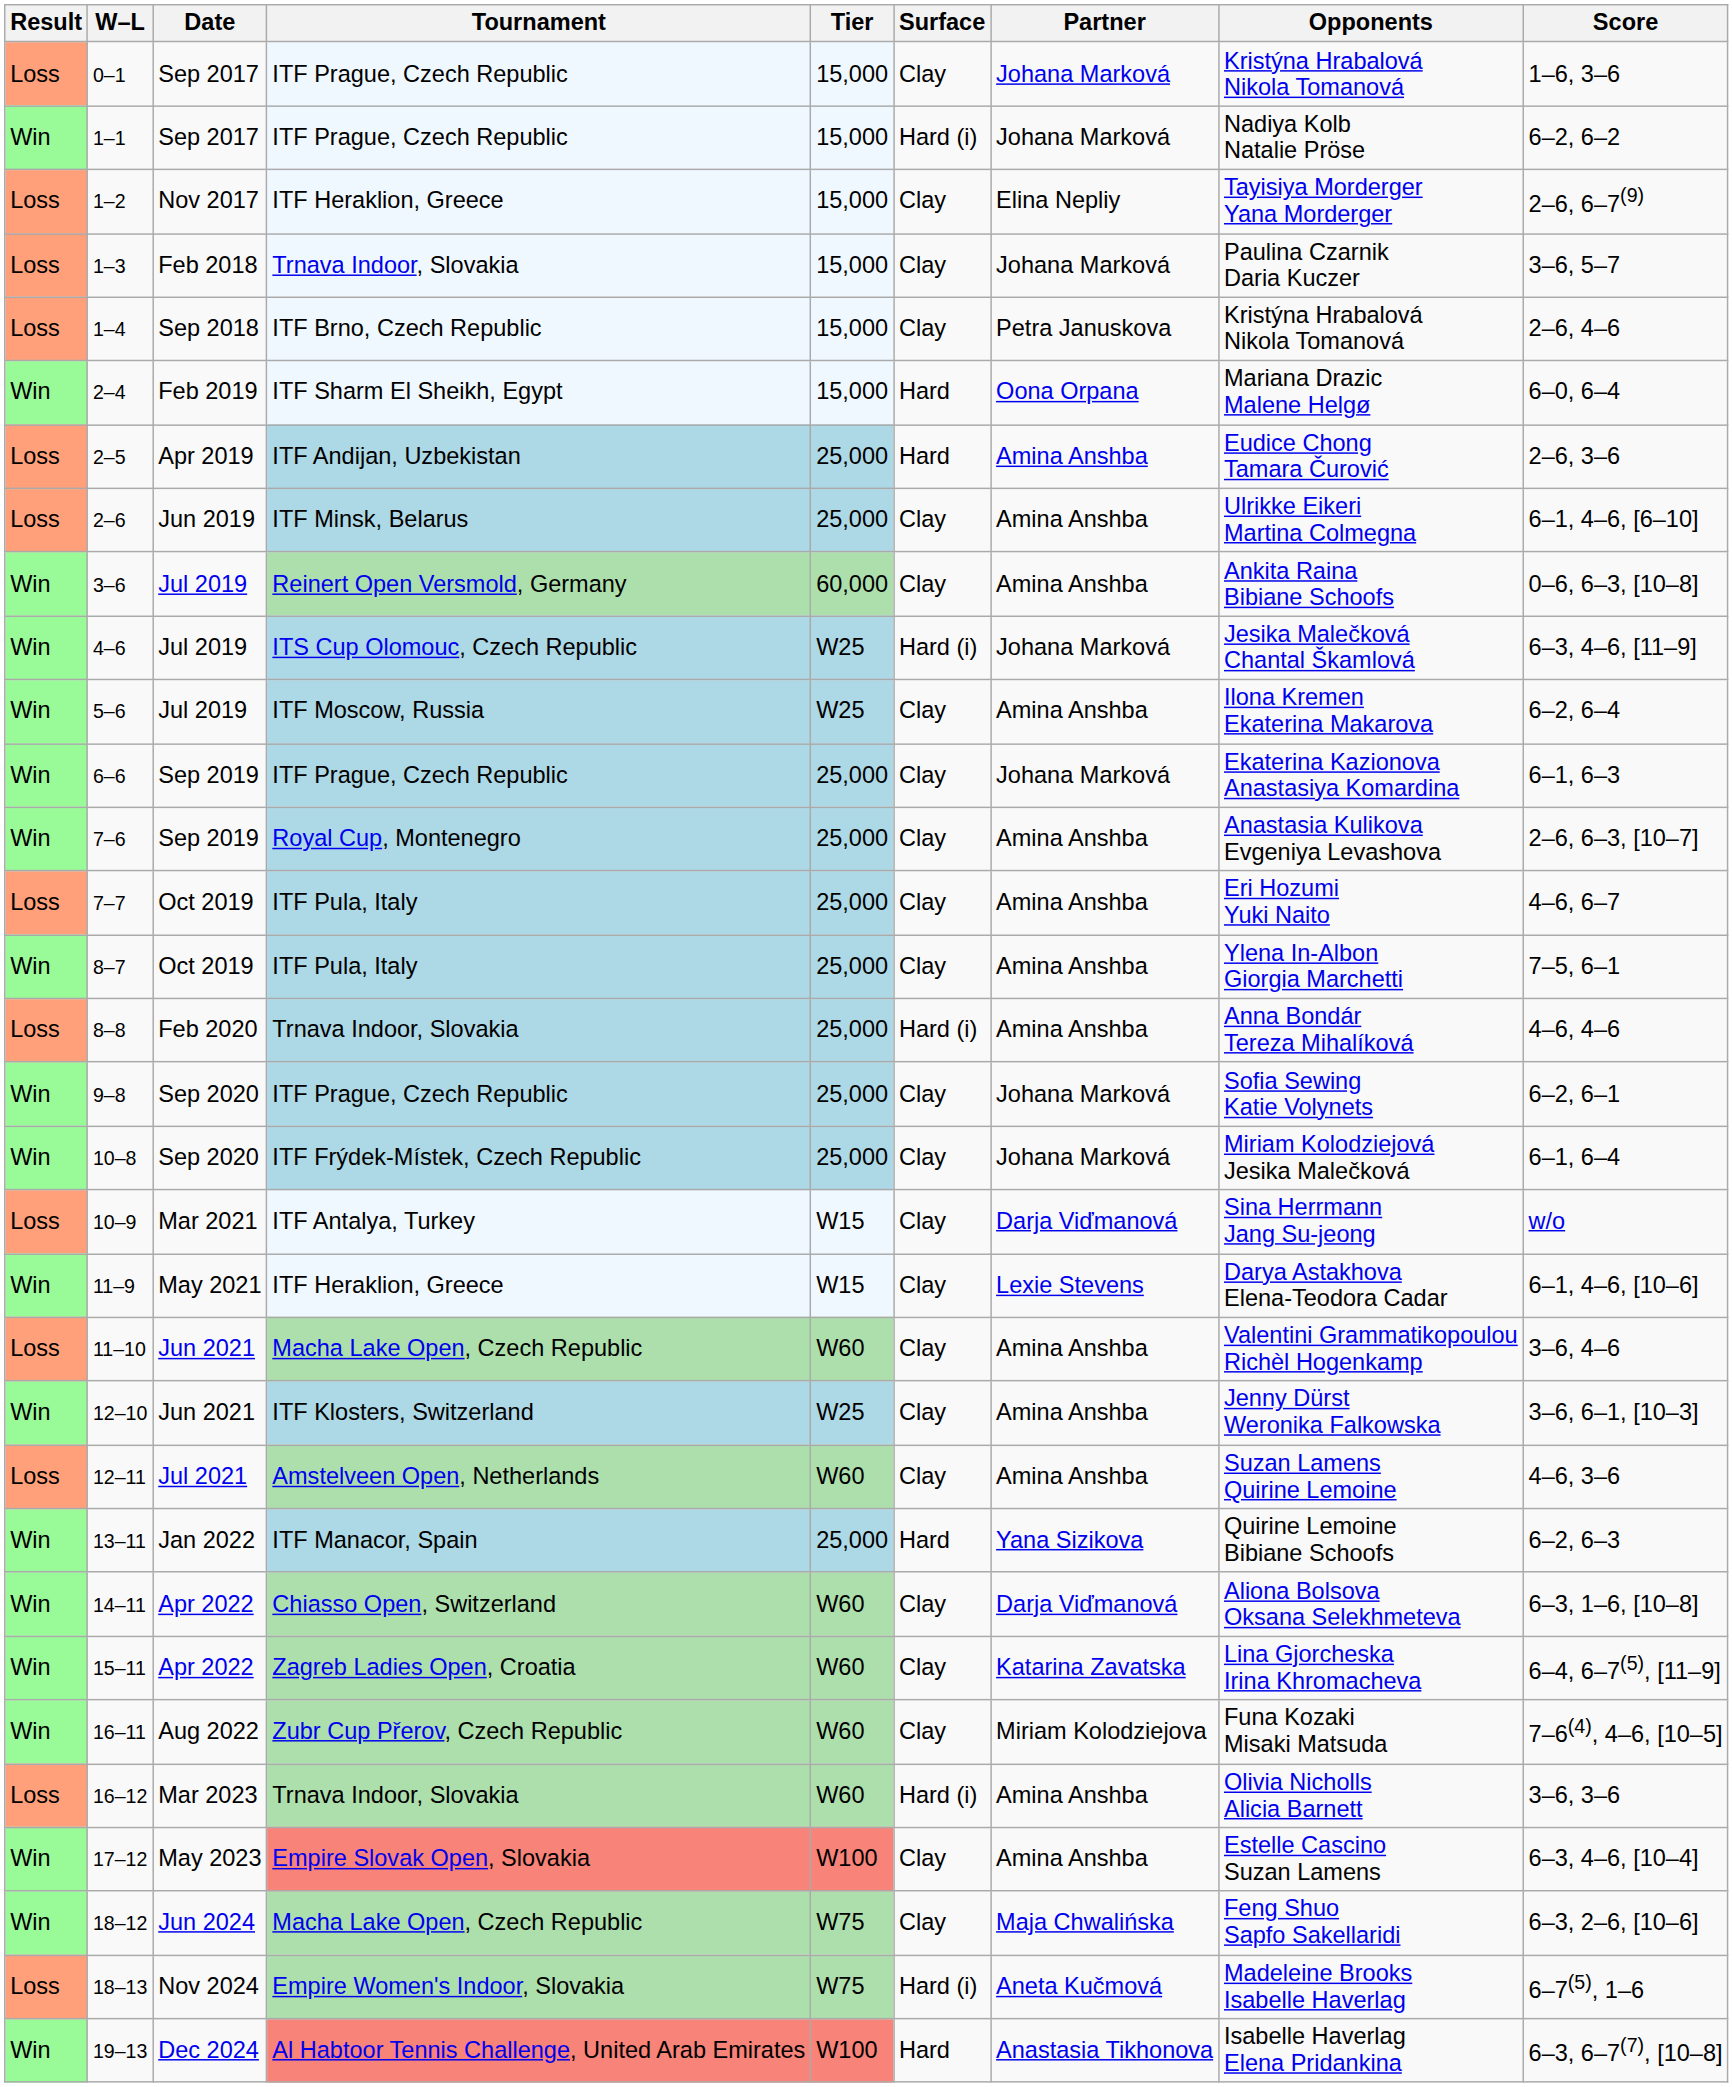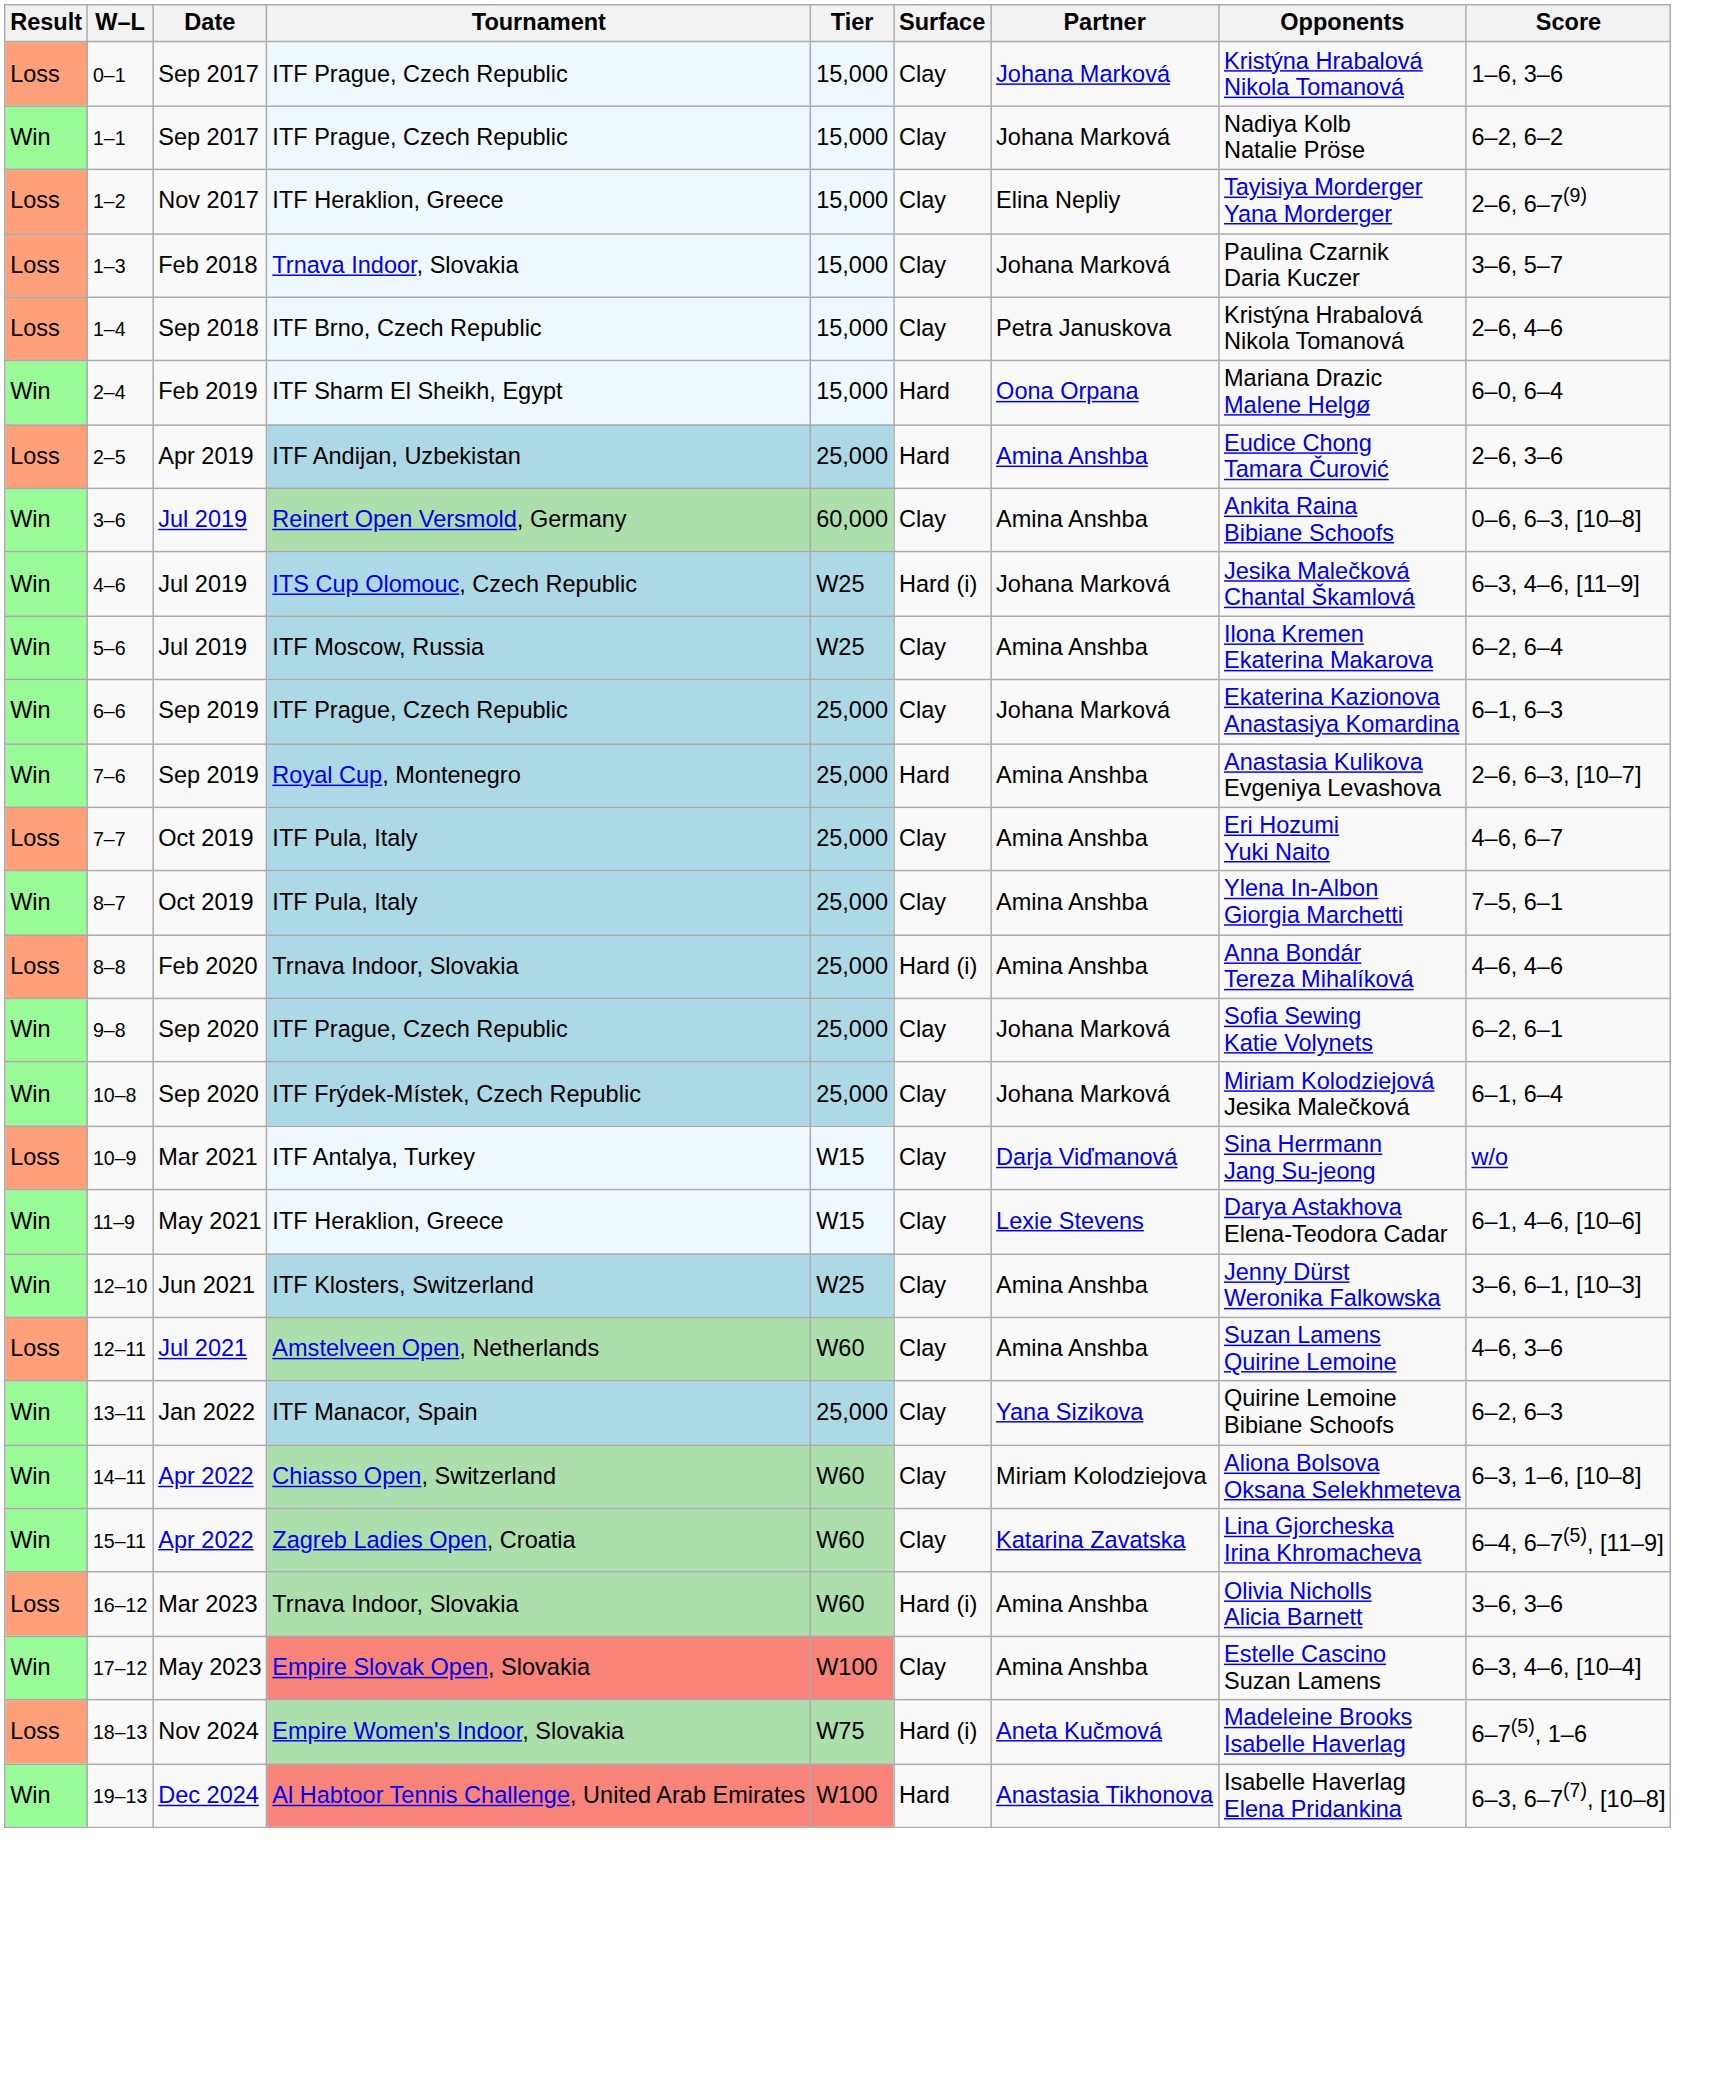(938, 137) Hard (i) -> (922, 137) Clay
- row: (109, 521)
(922, 838) Clay -> (924, 775) Hard
- row: (119, 1350)
(924, 1540) Hard -> (922, 1412) Clay
(1087, 1603) Darja Viďmanová -> (1101, 1476) Miriam Kolodziejova
- row: (119, 1732)
- row: (120, 1924)
